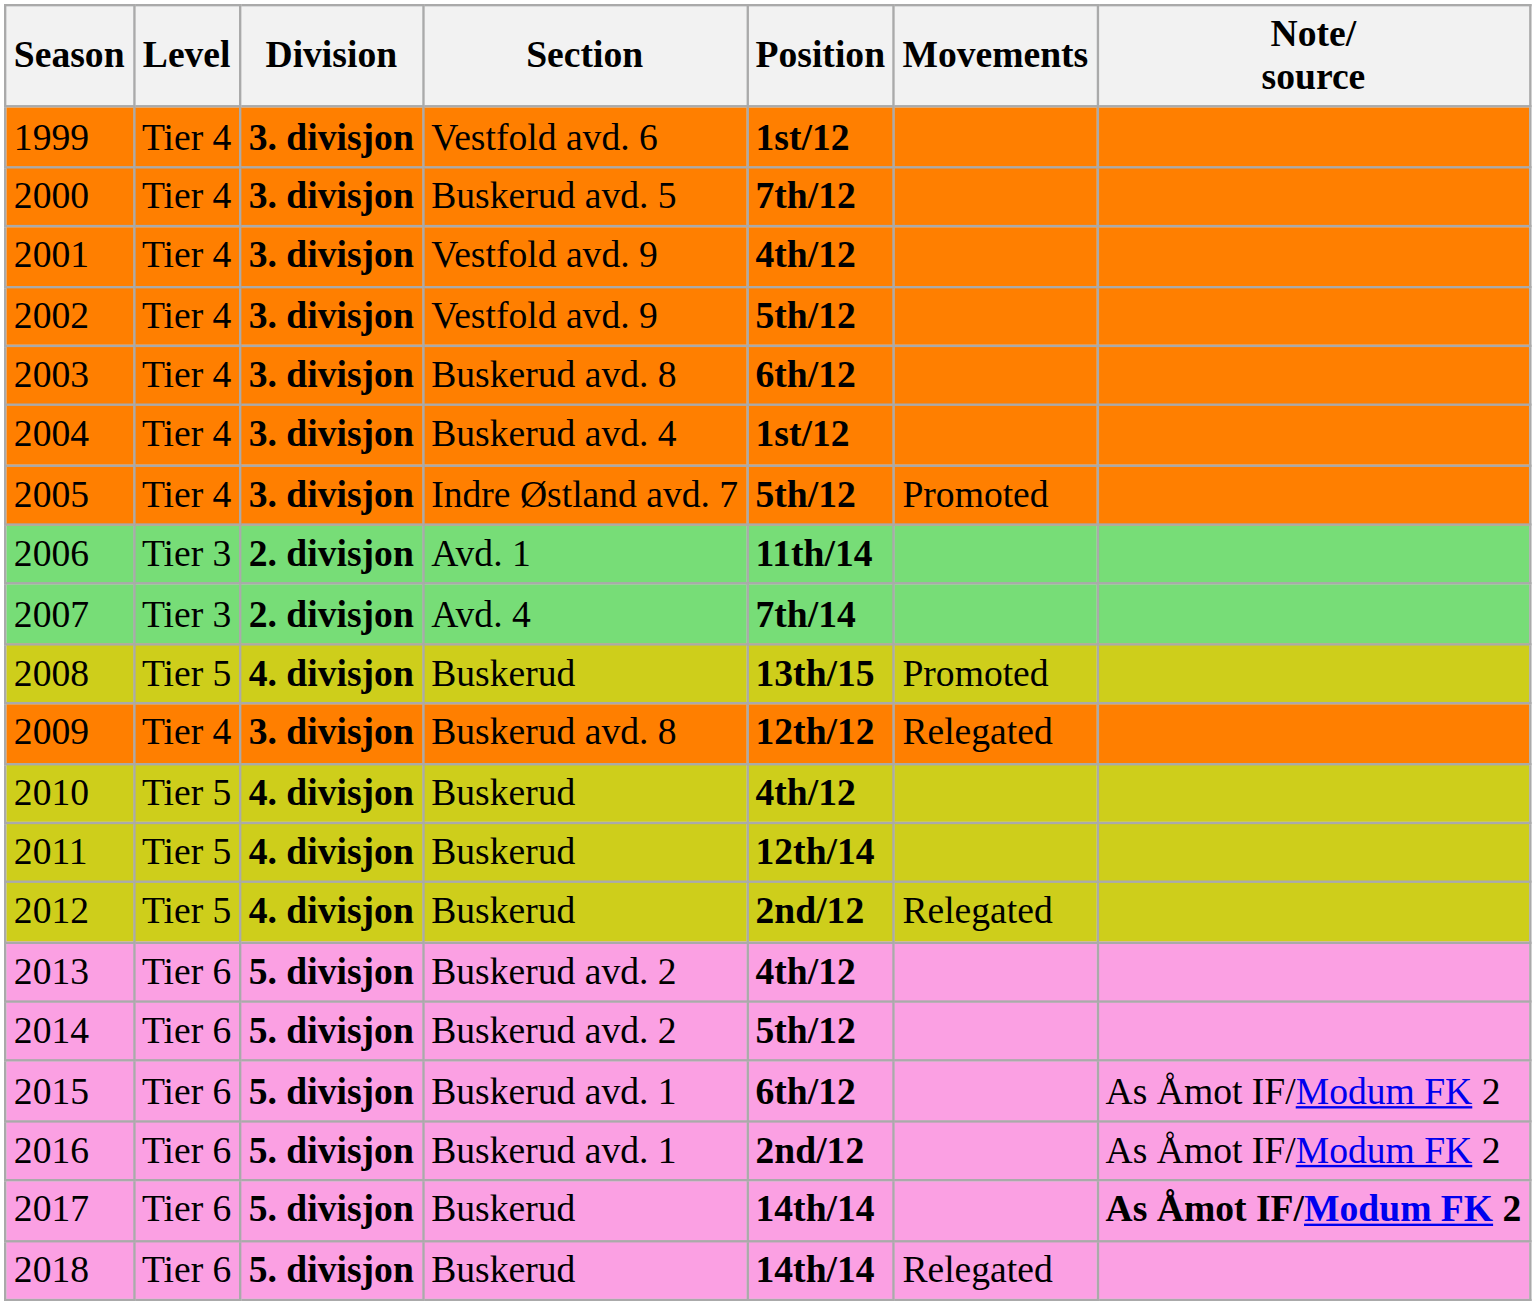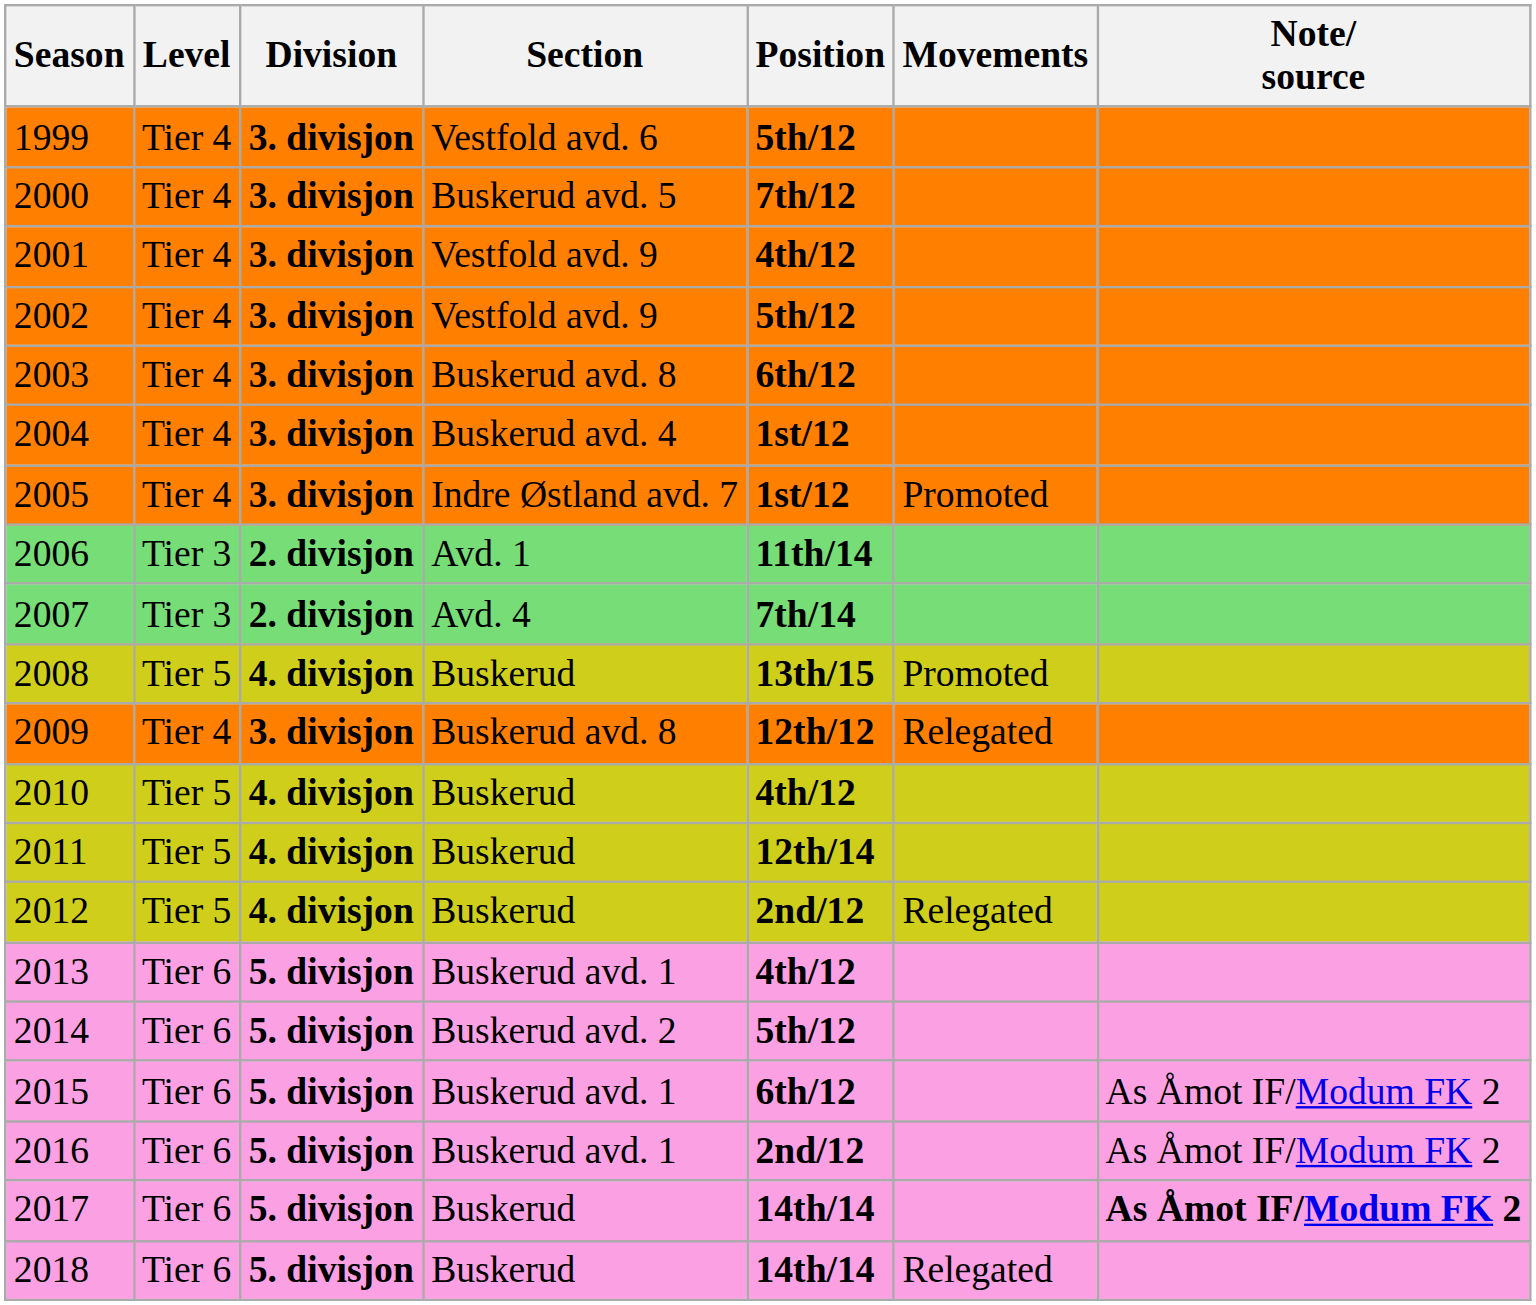(803, 136) 1st/12 -> (806, 136) 5th/12
(806, 494) 5th/12 -> (803, 494) 1st/12
(554, 971) Buskerud avd. 2 -> (554, 971) Buskerud avd. 1
